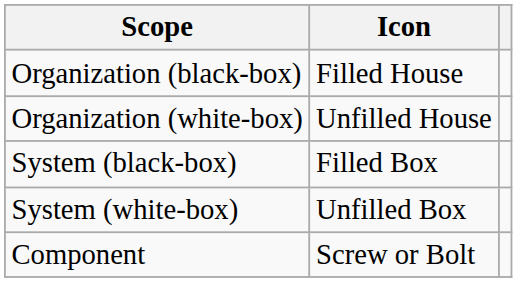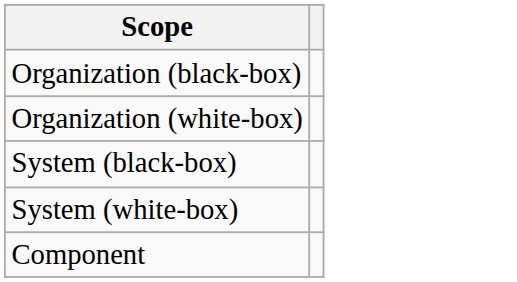- column: (404, 27)
